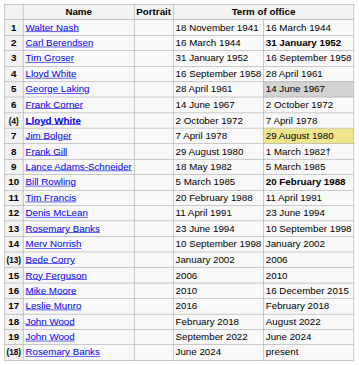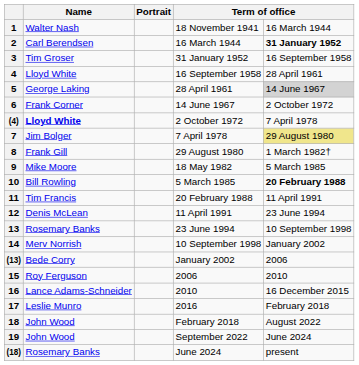(79, 167) Lance Adams-Schneider -> (51, 167) Mike Moore
(51, 290) Mike Moore -> (79, 290) Lance Adams-Schneider
